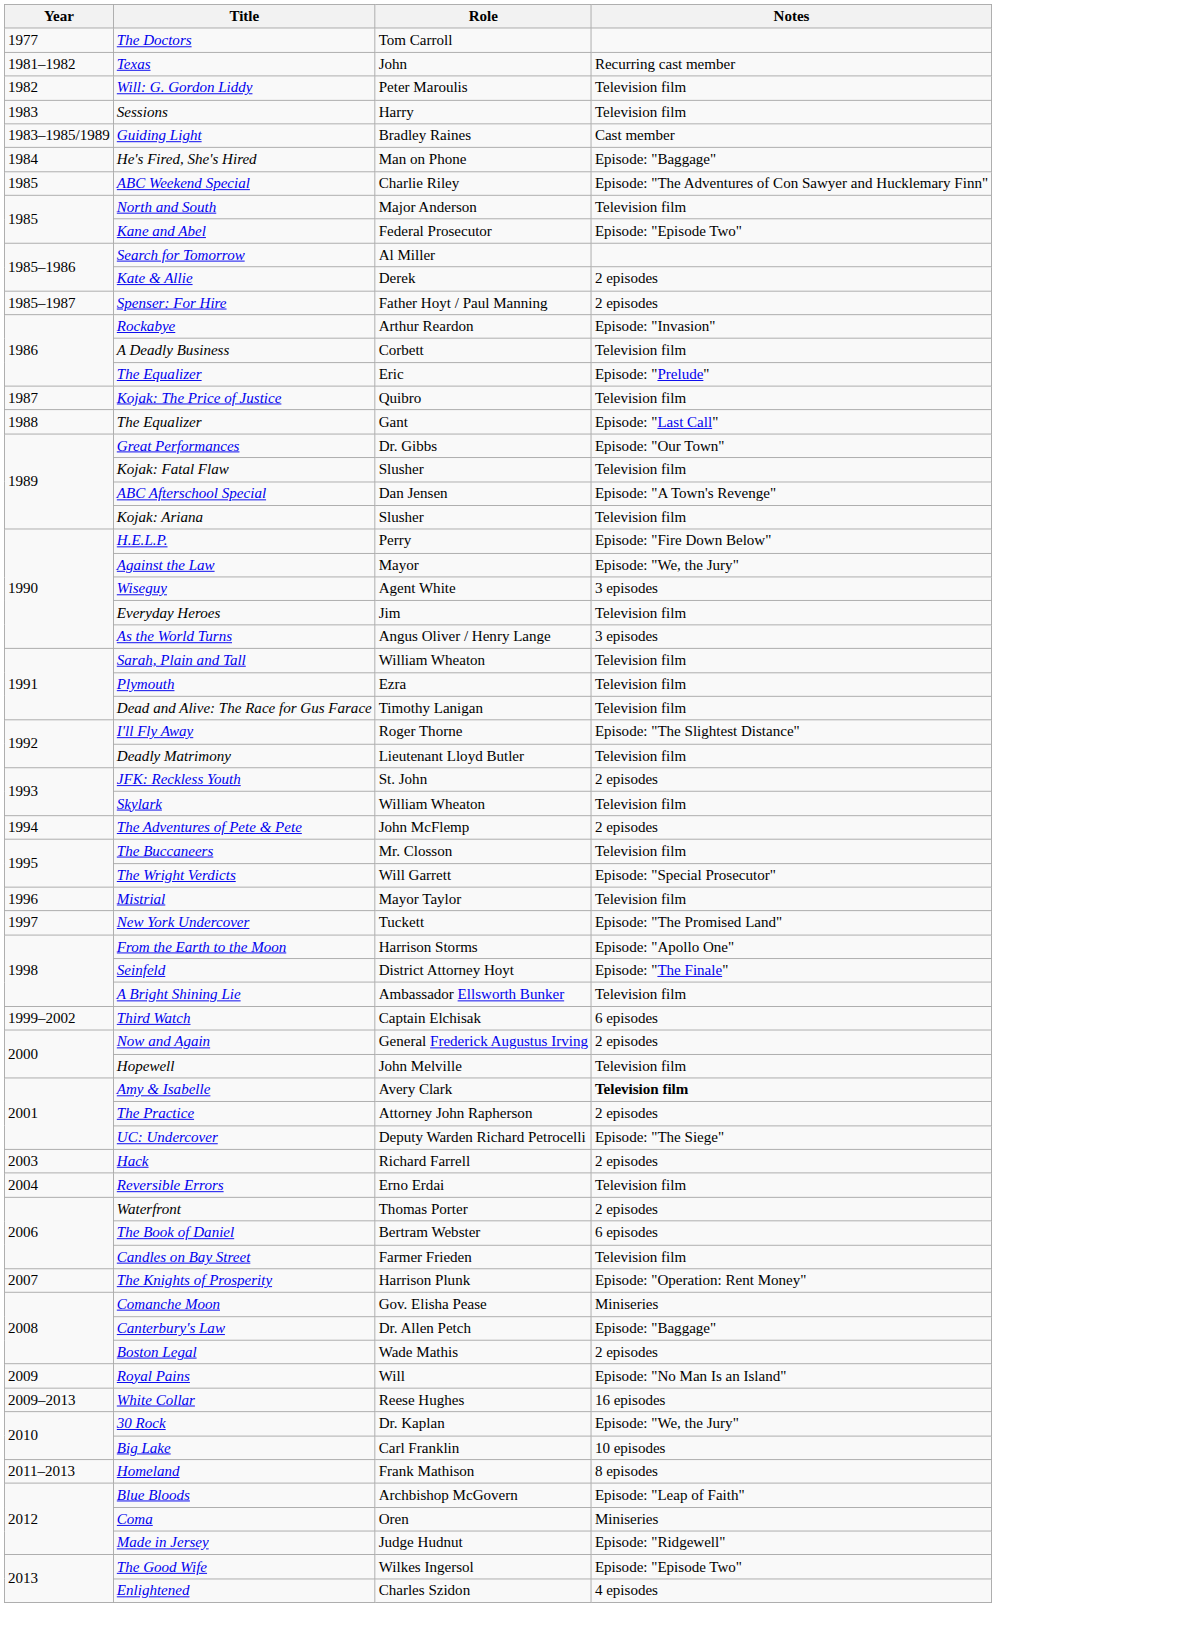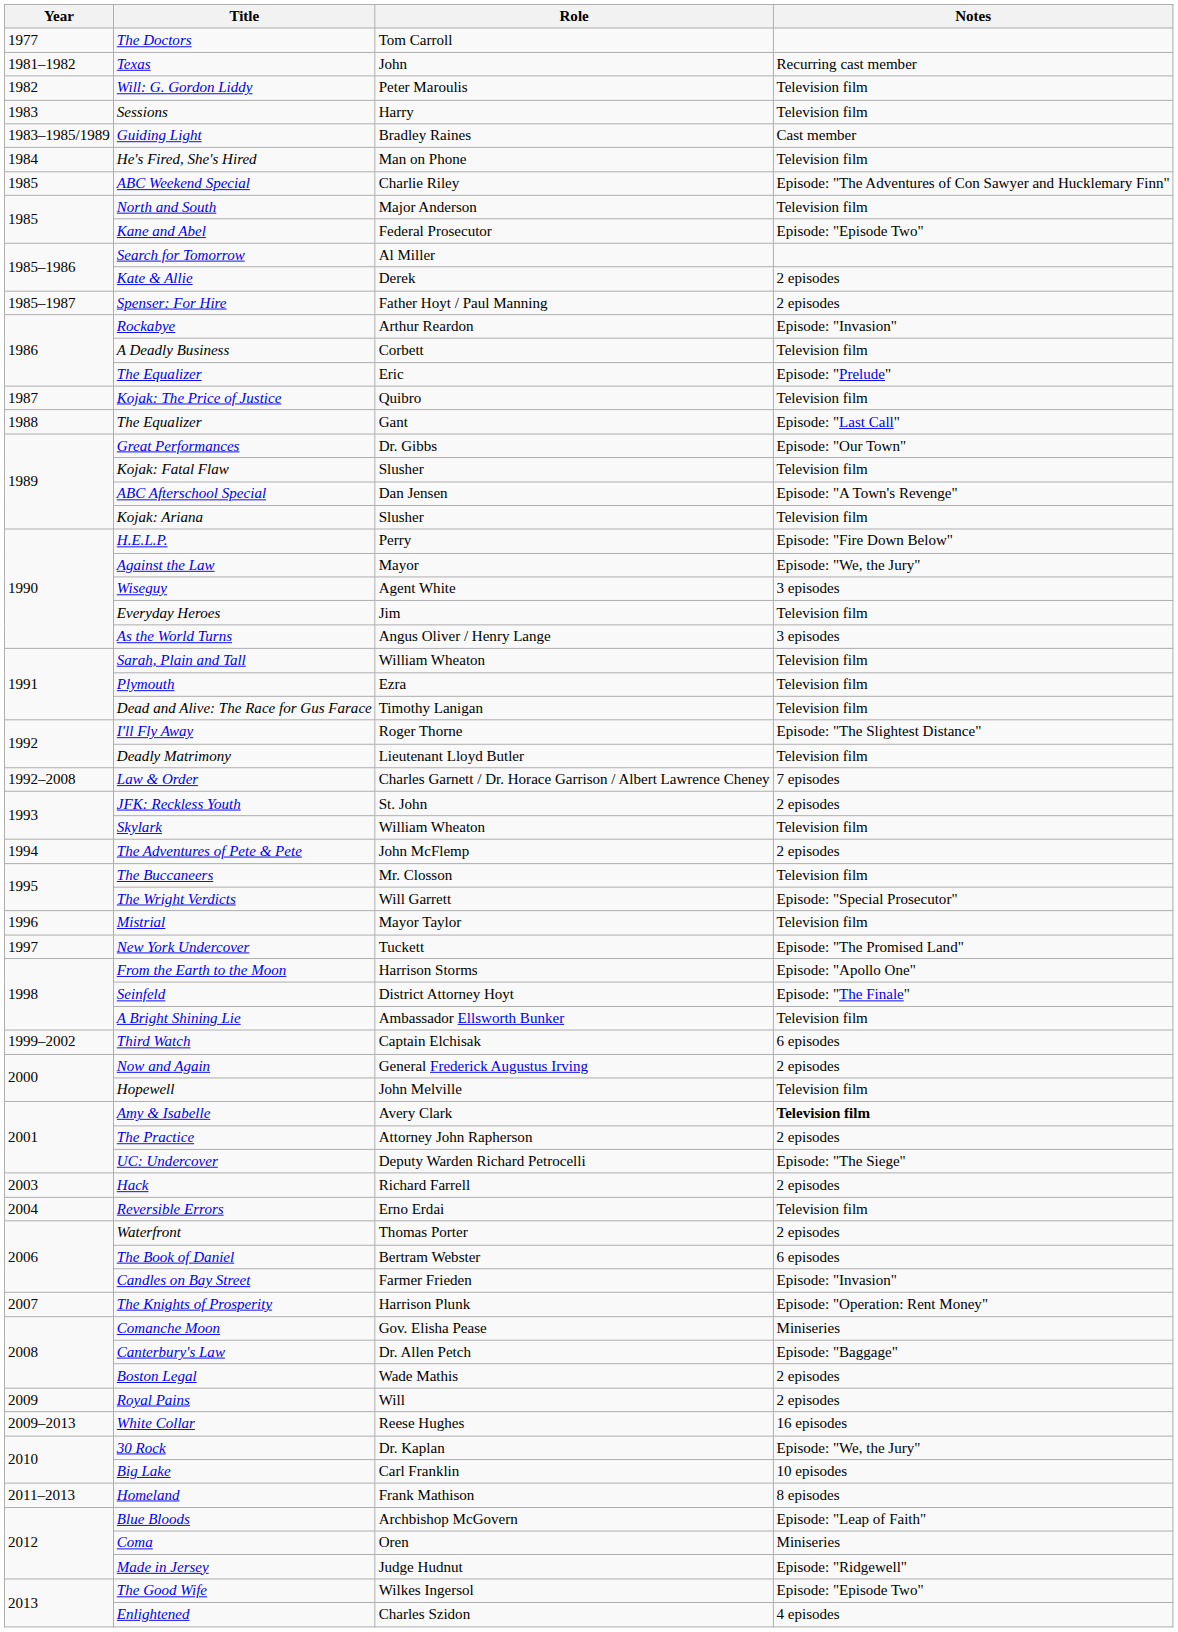(656, 159) Episode: "Baggage" -> (822, 159) Television film
+ row: (157, 779)
(641, 1256) Television film -> (837, 1280) Episode: "Invasion"
(691, 1376) Episode: "No Man Is an Island" -> (808, 1399) 2 episodes
